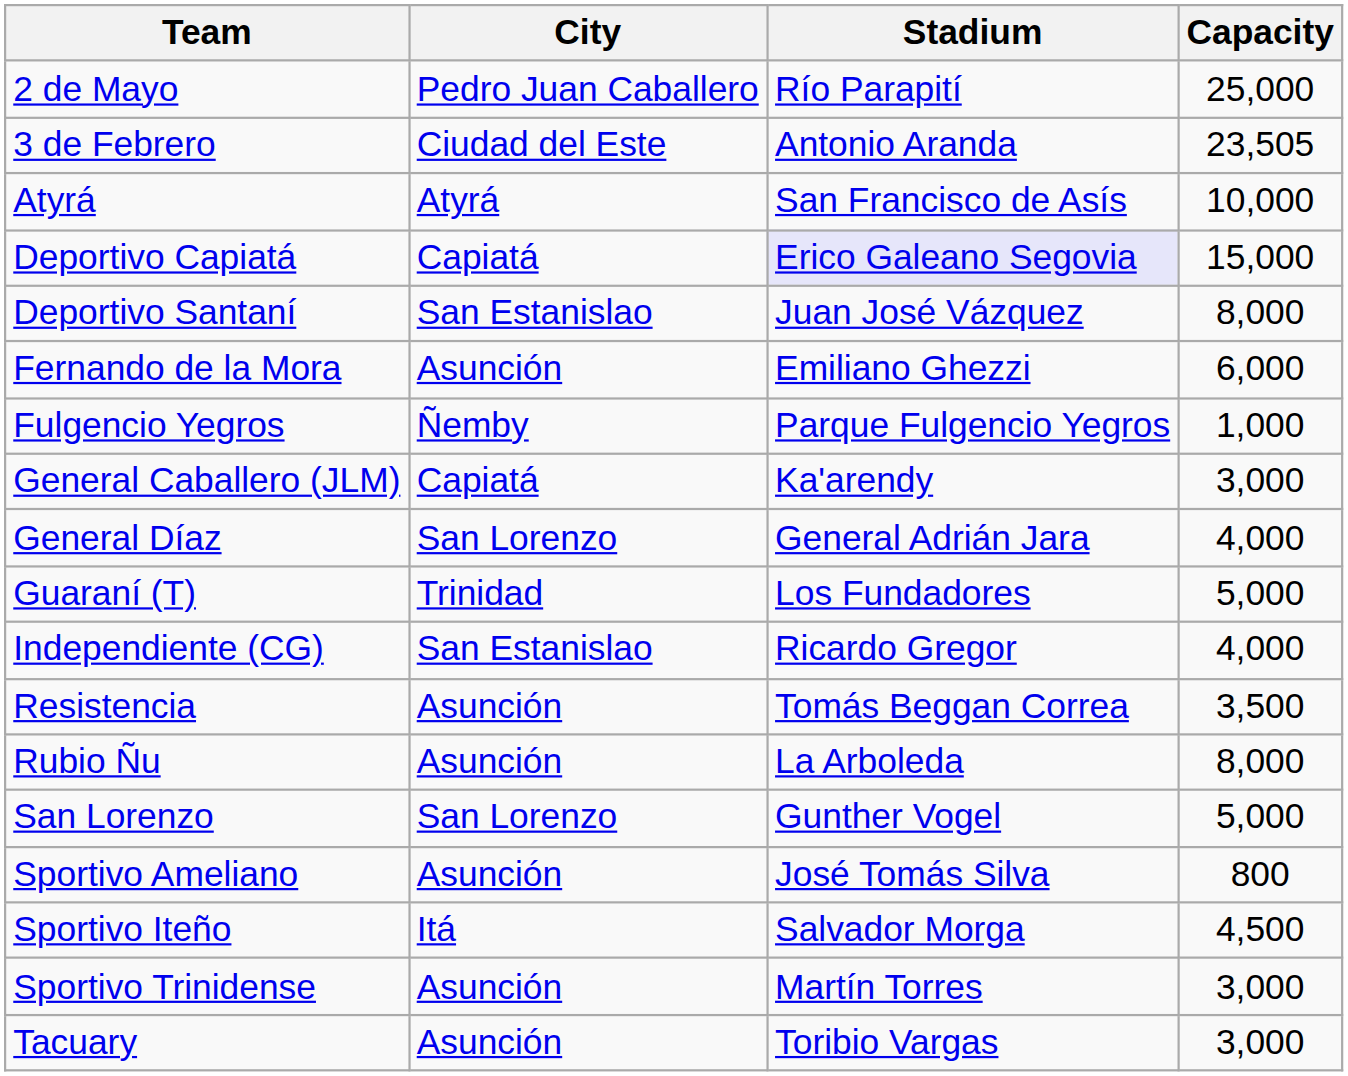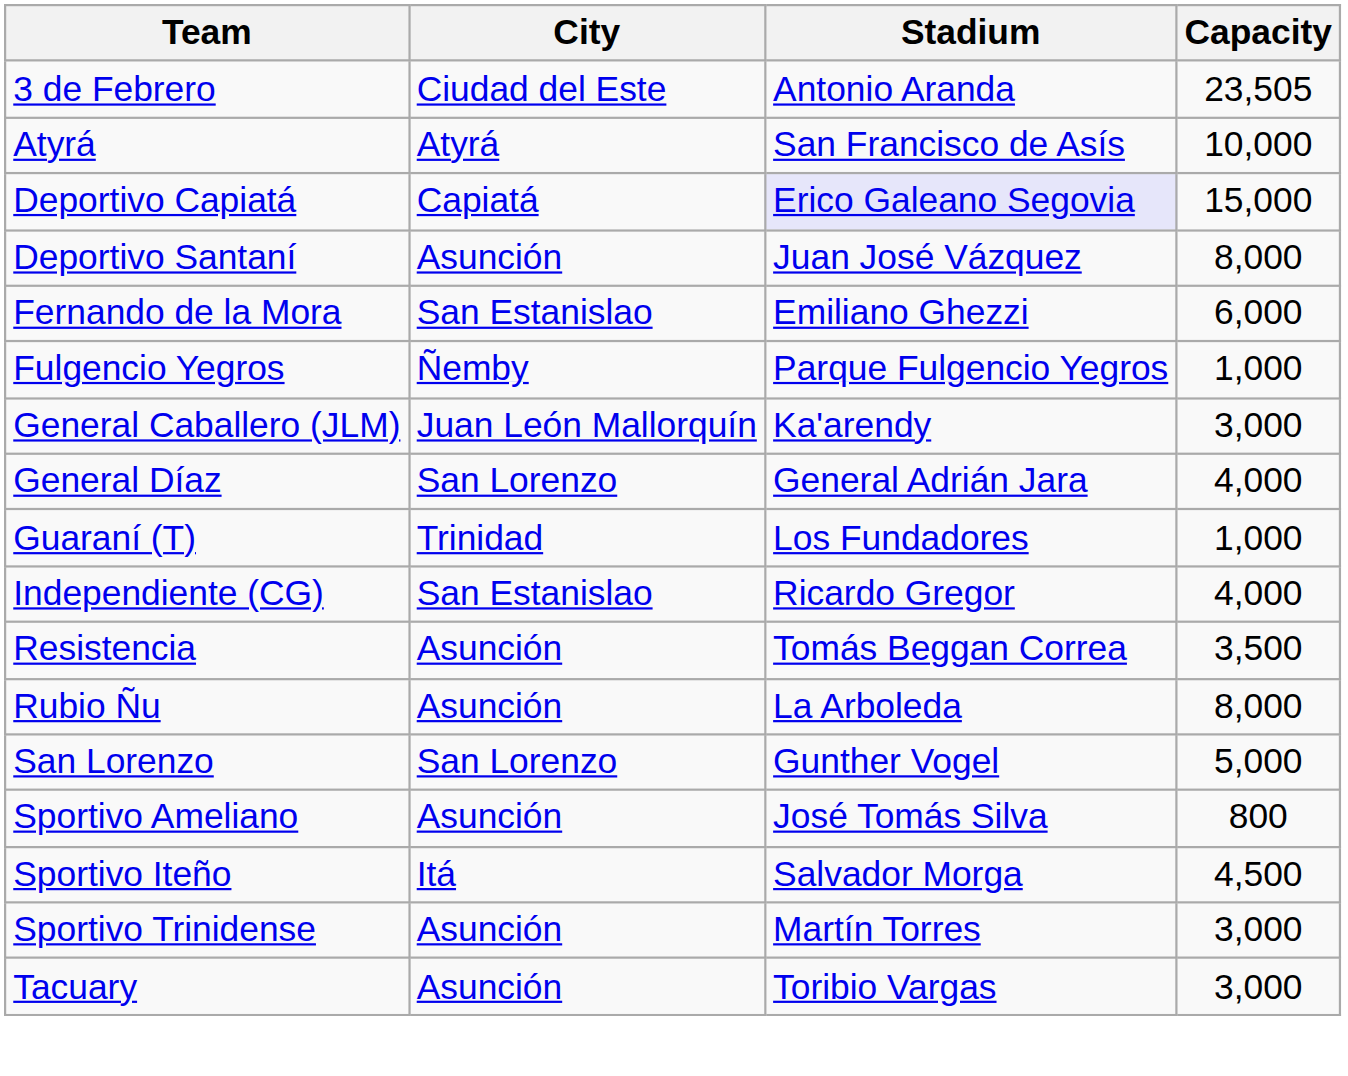- row: (96, 88)
(535, 312) San Estanislao -> (489, 256) Asunción
(489, 369) Asunción -> (535, 312) San Estanislao
(478, 481) Capiatá -> (587, 425) Juan León Mallorquín
(1260, 593) 5,000 -> (1258, 537) 1,000
